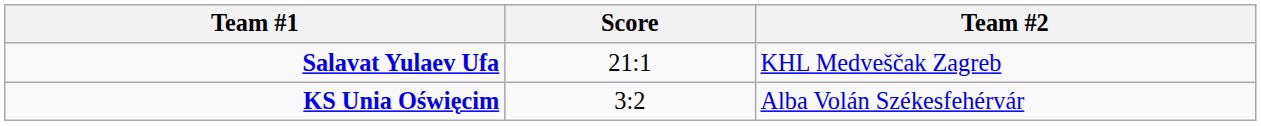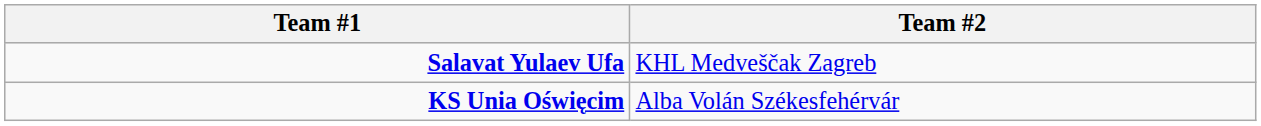- column: (630, 23)
